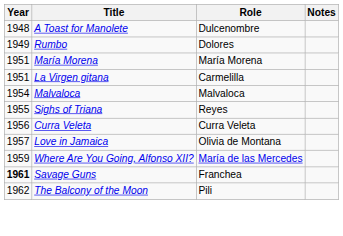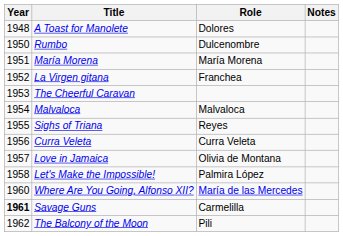(229, 28) Dulcenombre -> (216, 28) Dolores
(18, 45) 1949 -> (18, 45) 1950
(216, 45) Dolores -> (229, 45) Dulcenombre
(18, 77) 1951 -> (18, 77) 1952
(221, 77) Carmelilla -> (220, 77) Franchea
+ row: (85, 93)
+ row: (95, 175)
(18, 158) 1959 -> (18, 191) 1960
(220, 175) Franchea -> (221, 207) Carmelilla
